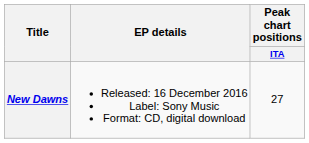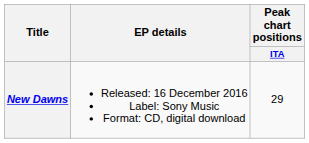(277, 100) 27 -> (277, 100) 29
